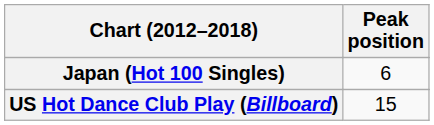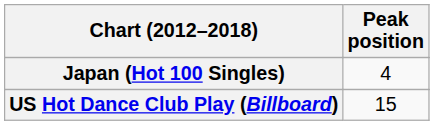(386, 73) 6 -> (386, 73) 4
